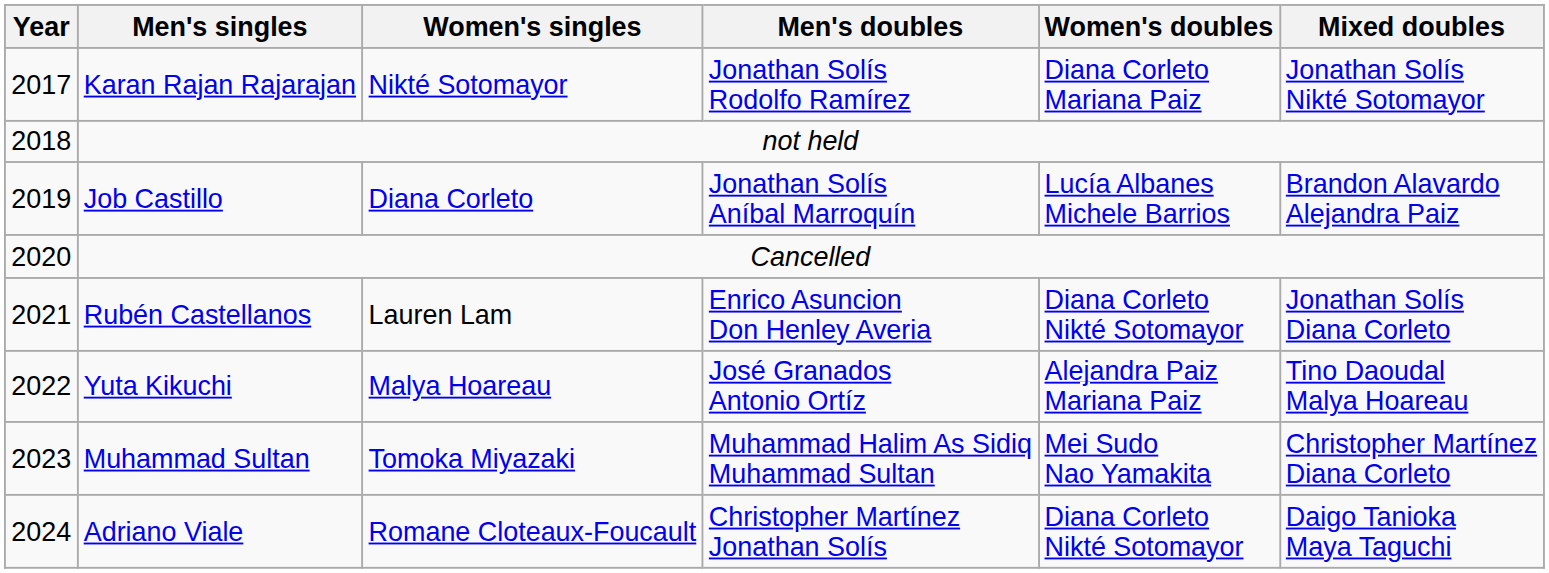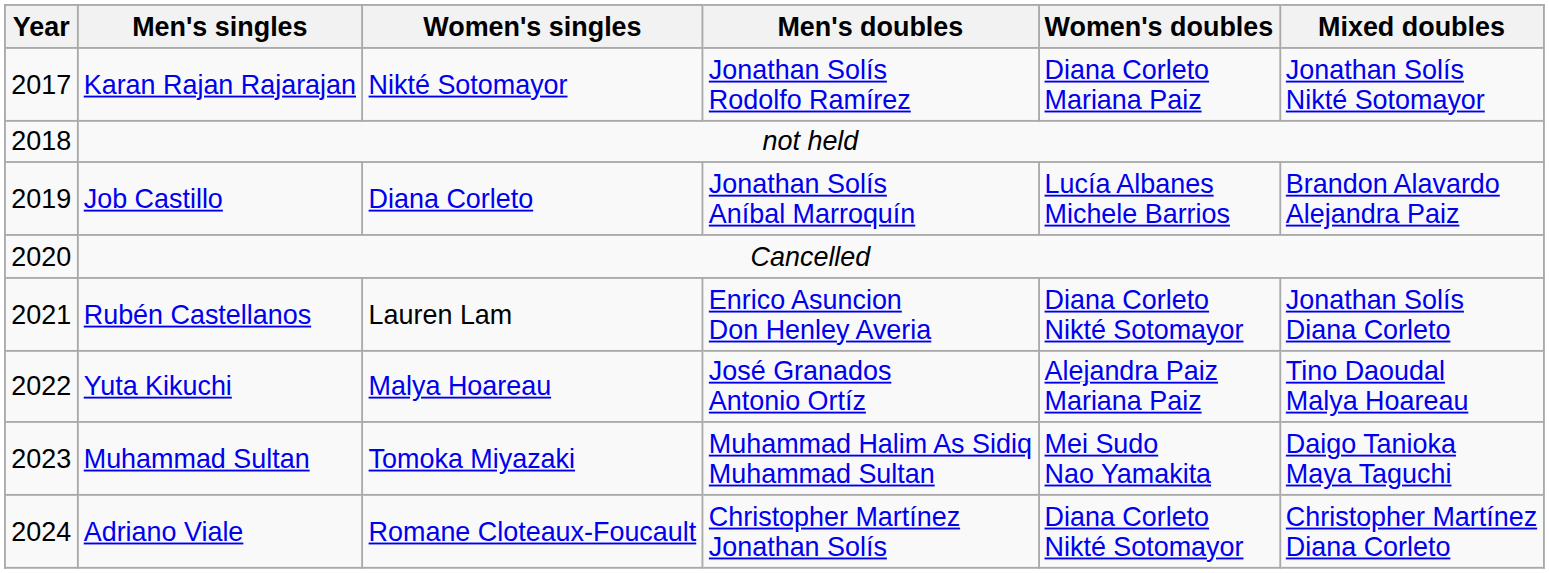(1411, 459) Christopher Martínez Diana Corleto -> (1371, 459) Daigo Tanioka Maya Taguchi
(1371, 531) Daigo Tanioka Maya Taguchi -> (1411, 531) Christopher Martínez Diana Corleto
